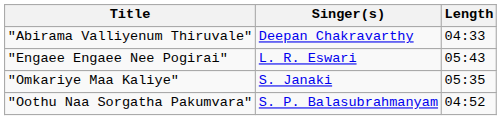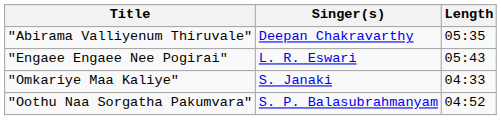(465, 38) 04:33 -> (465, 38) 05:35
(465, 82) 05:35 -> (465, 82) 04:33
